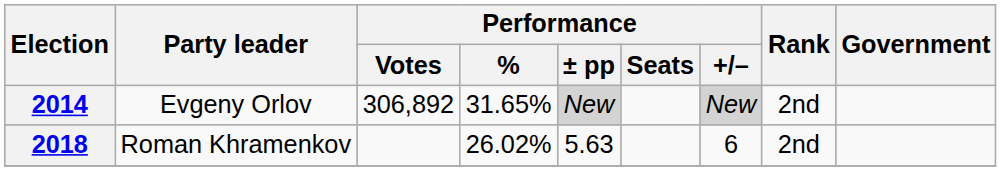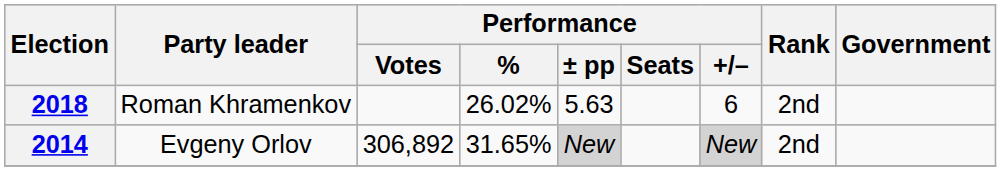rows swapped: (60, 104) <-> (60, 144)
